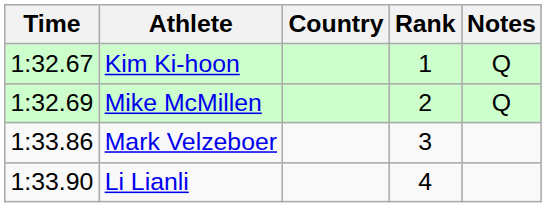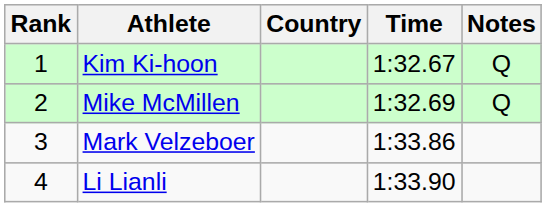columns swapped: (425, 24) <-> (52, 24)
